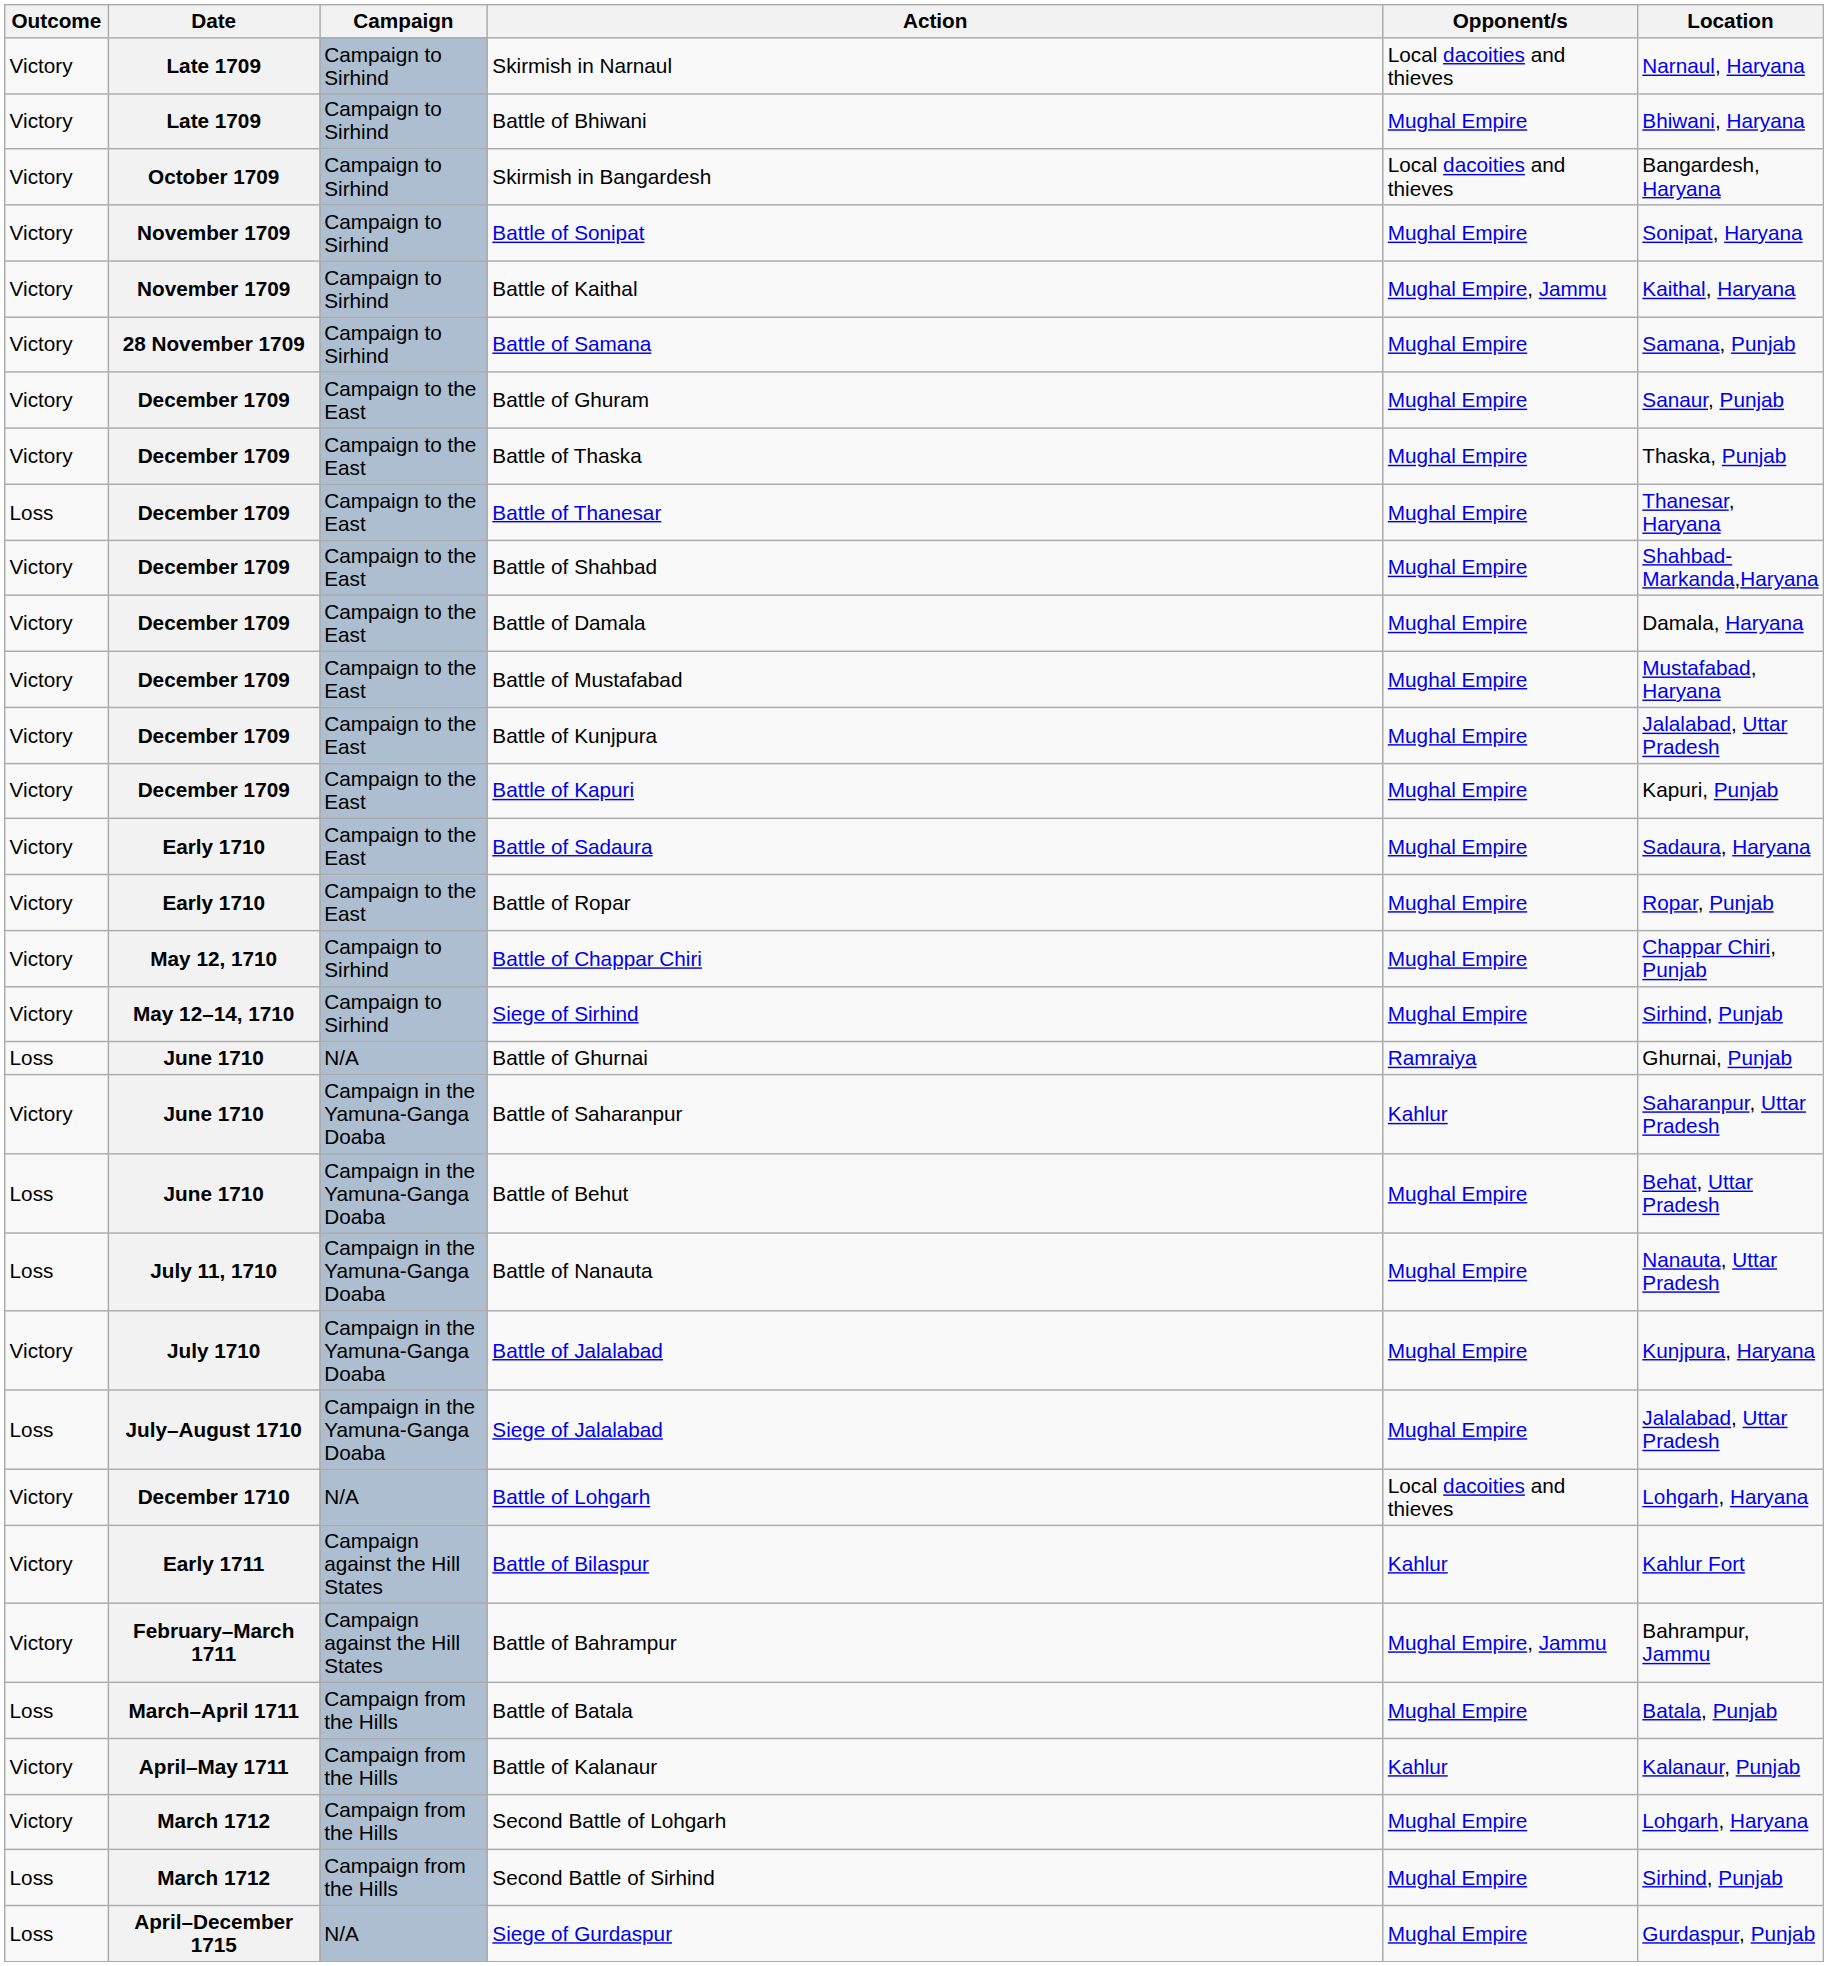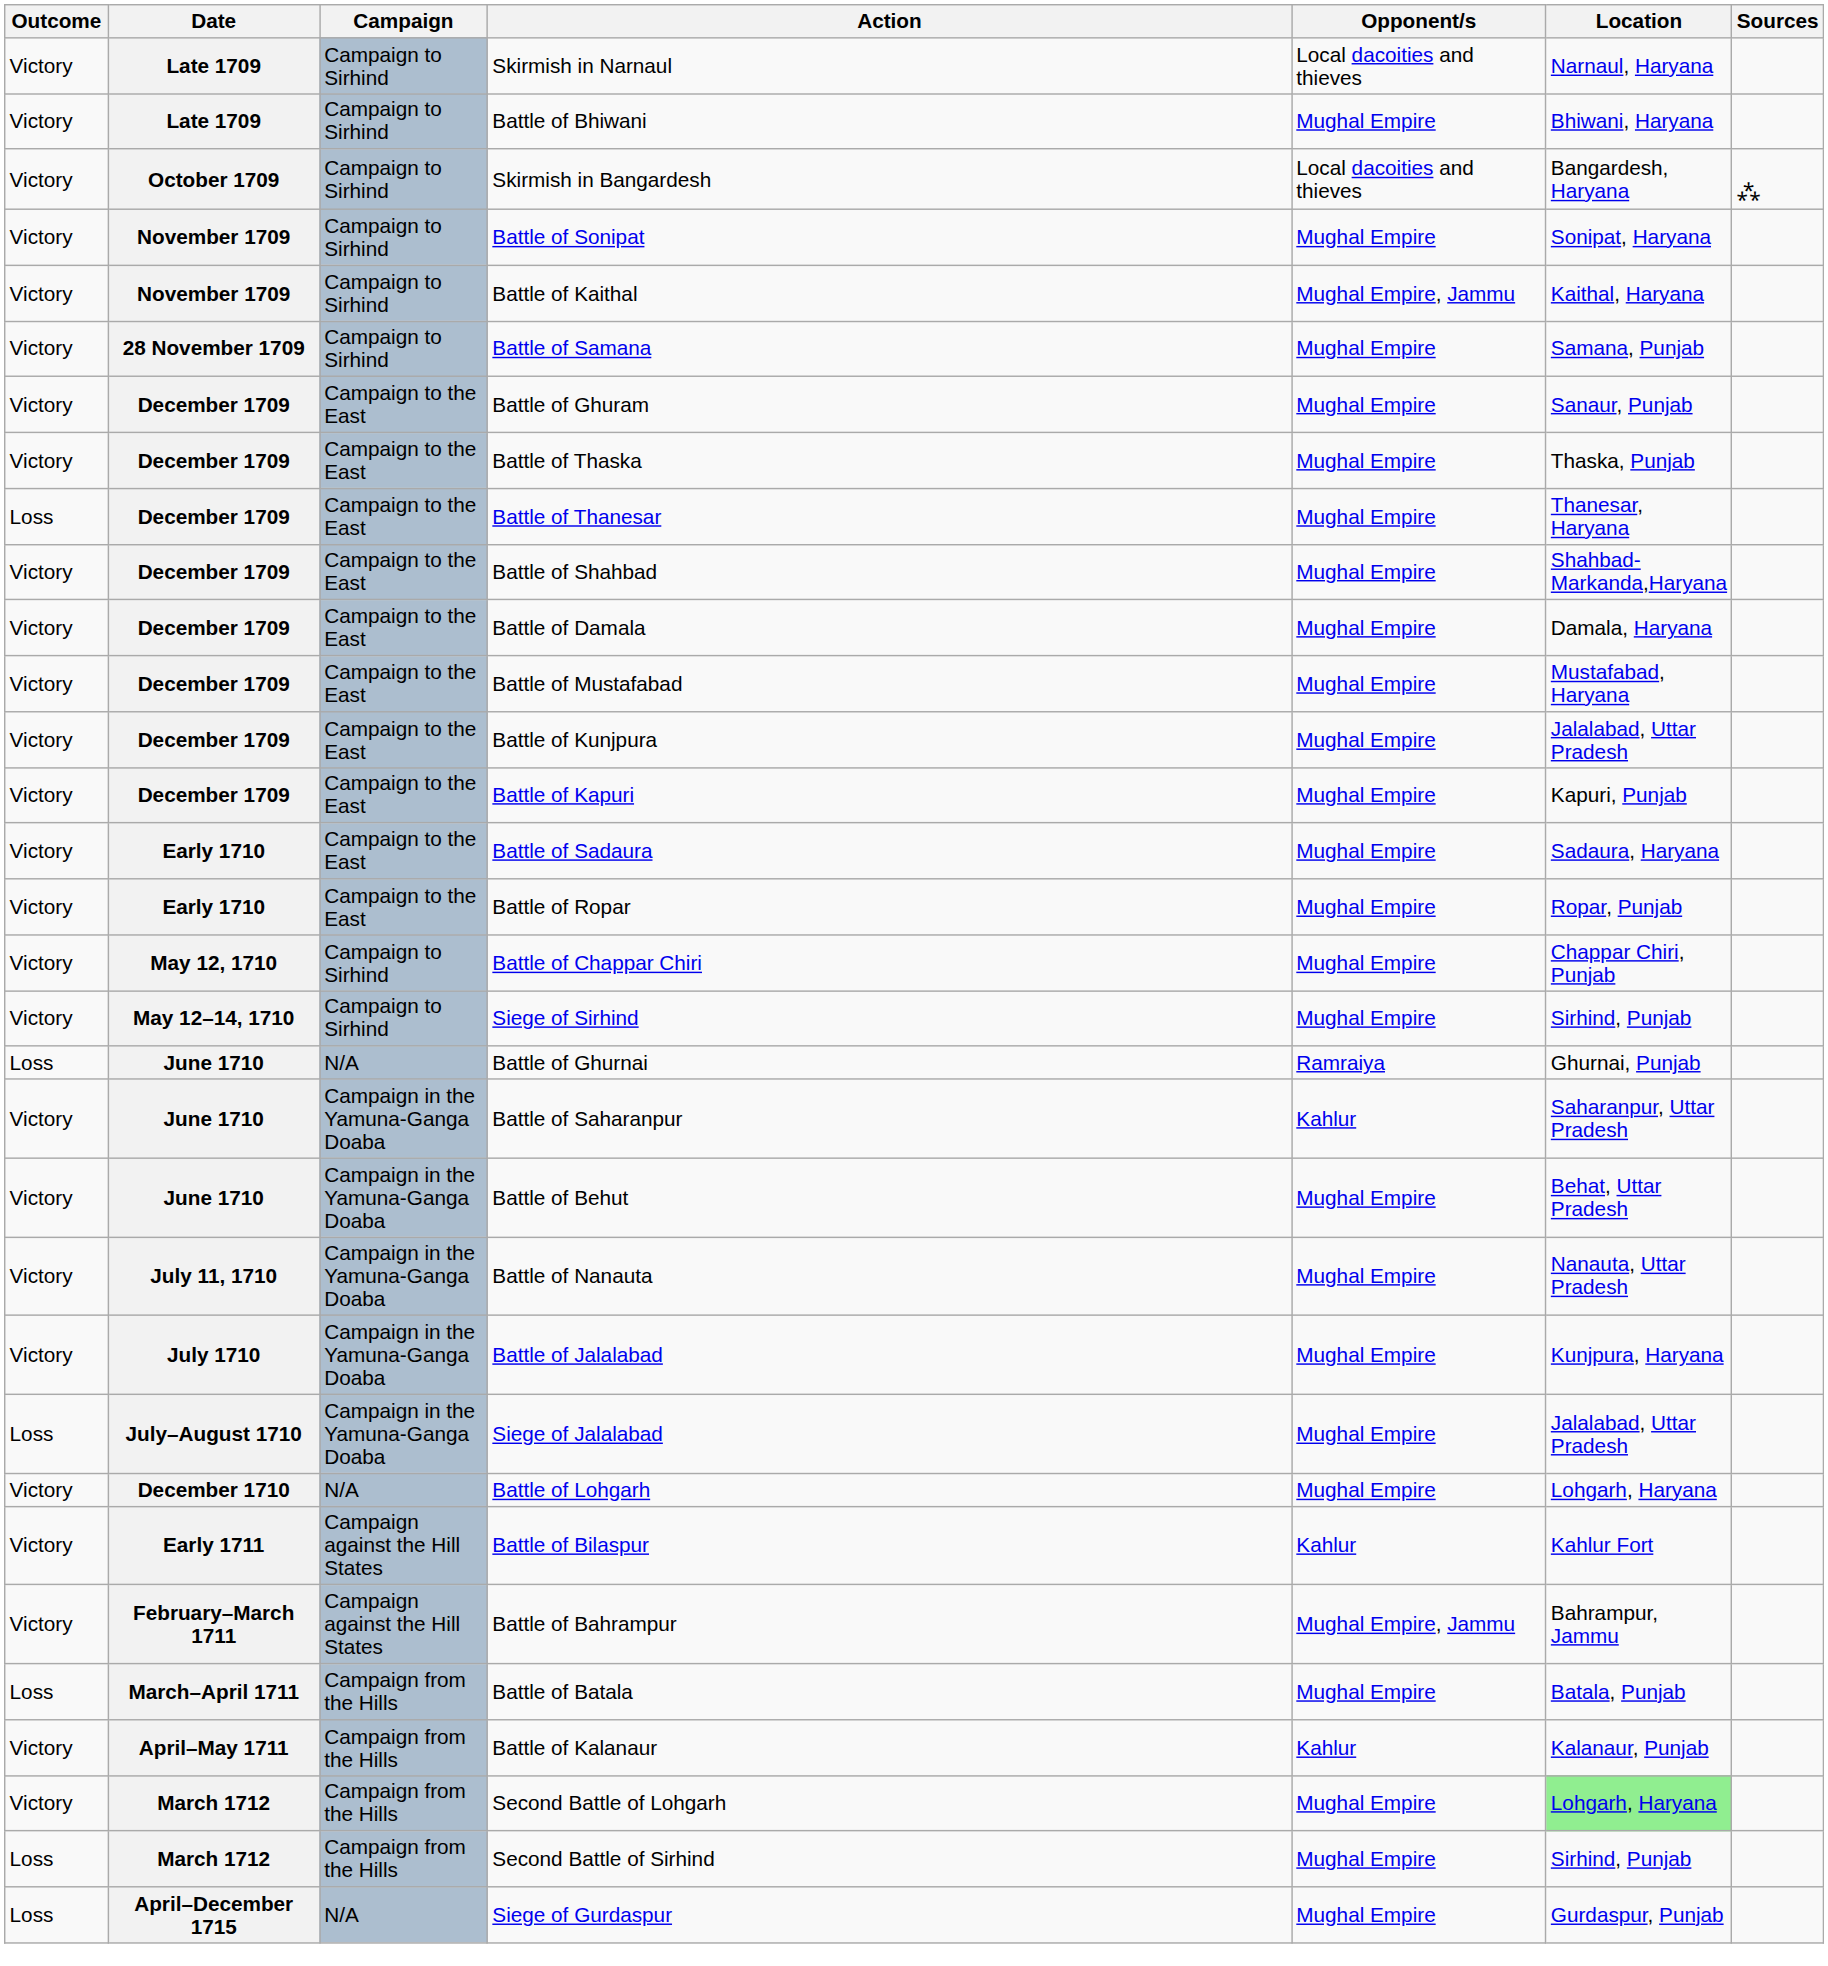+ column: (1778, 21)
(31, 1193) Loss -> (41, 1198) Victory
(31, 1272) Loss -> (41, 1276) Victory
(1477, 1497) Local dacoities and thieves -> (1366, 1490) Mughal Empire
(1725, 1822) no background -> (1634, 1803) lightgreen background
